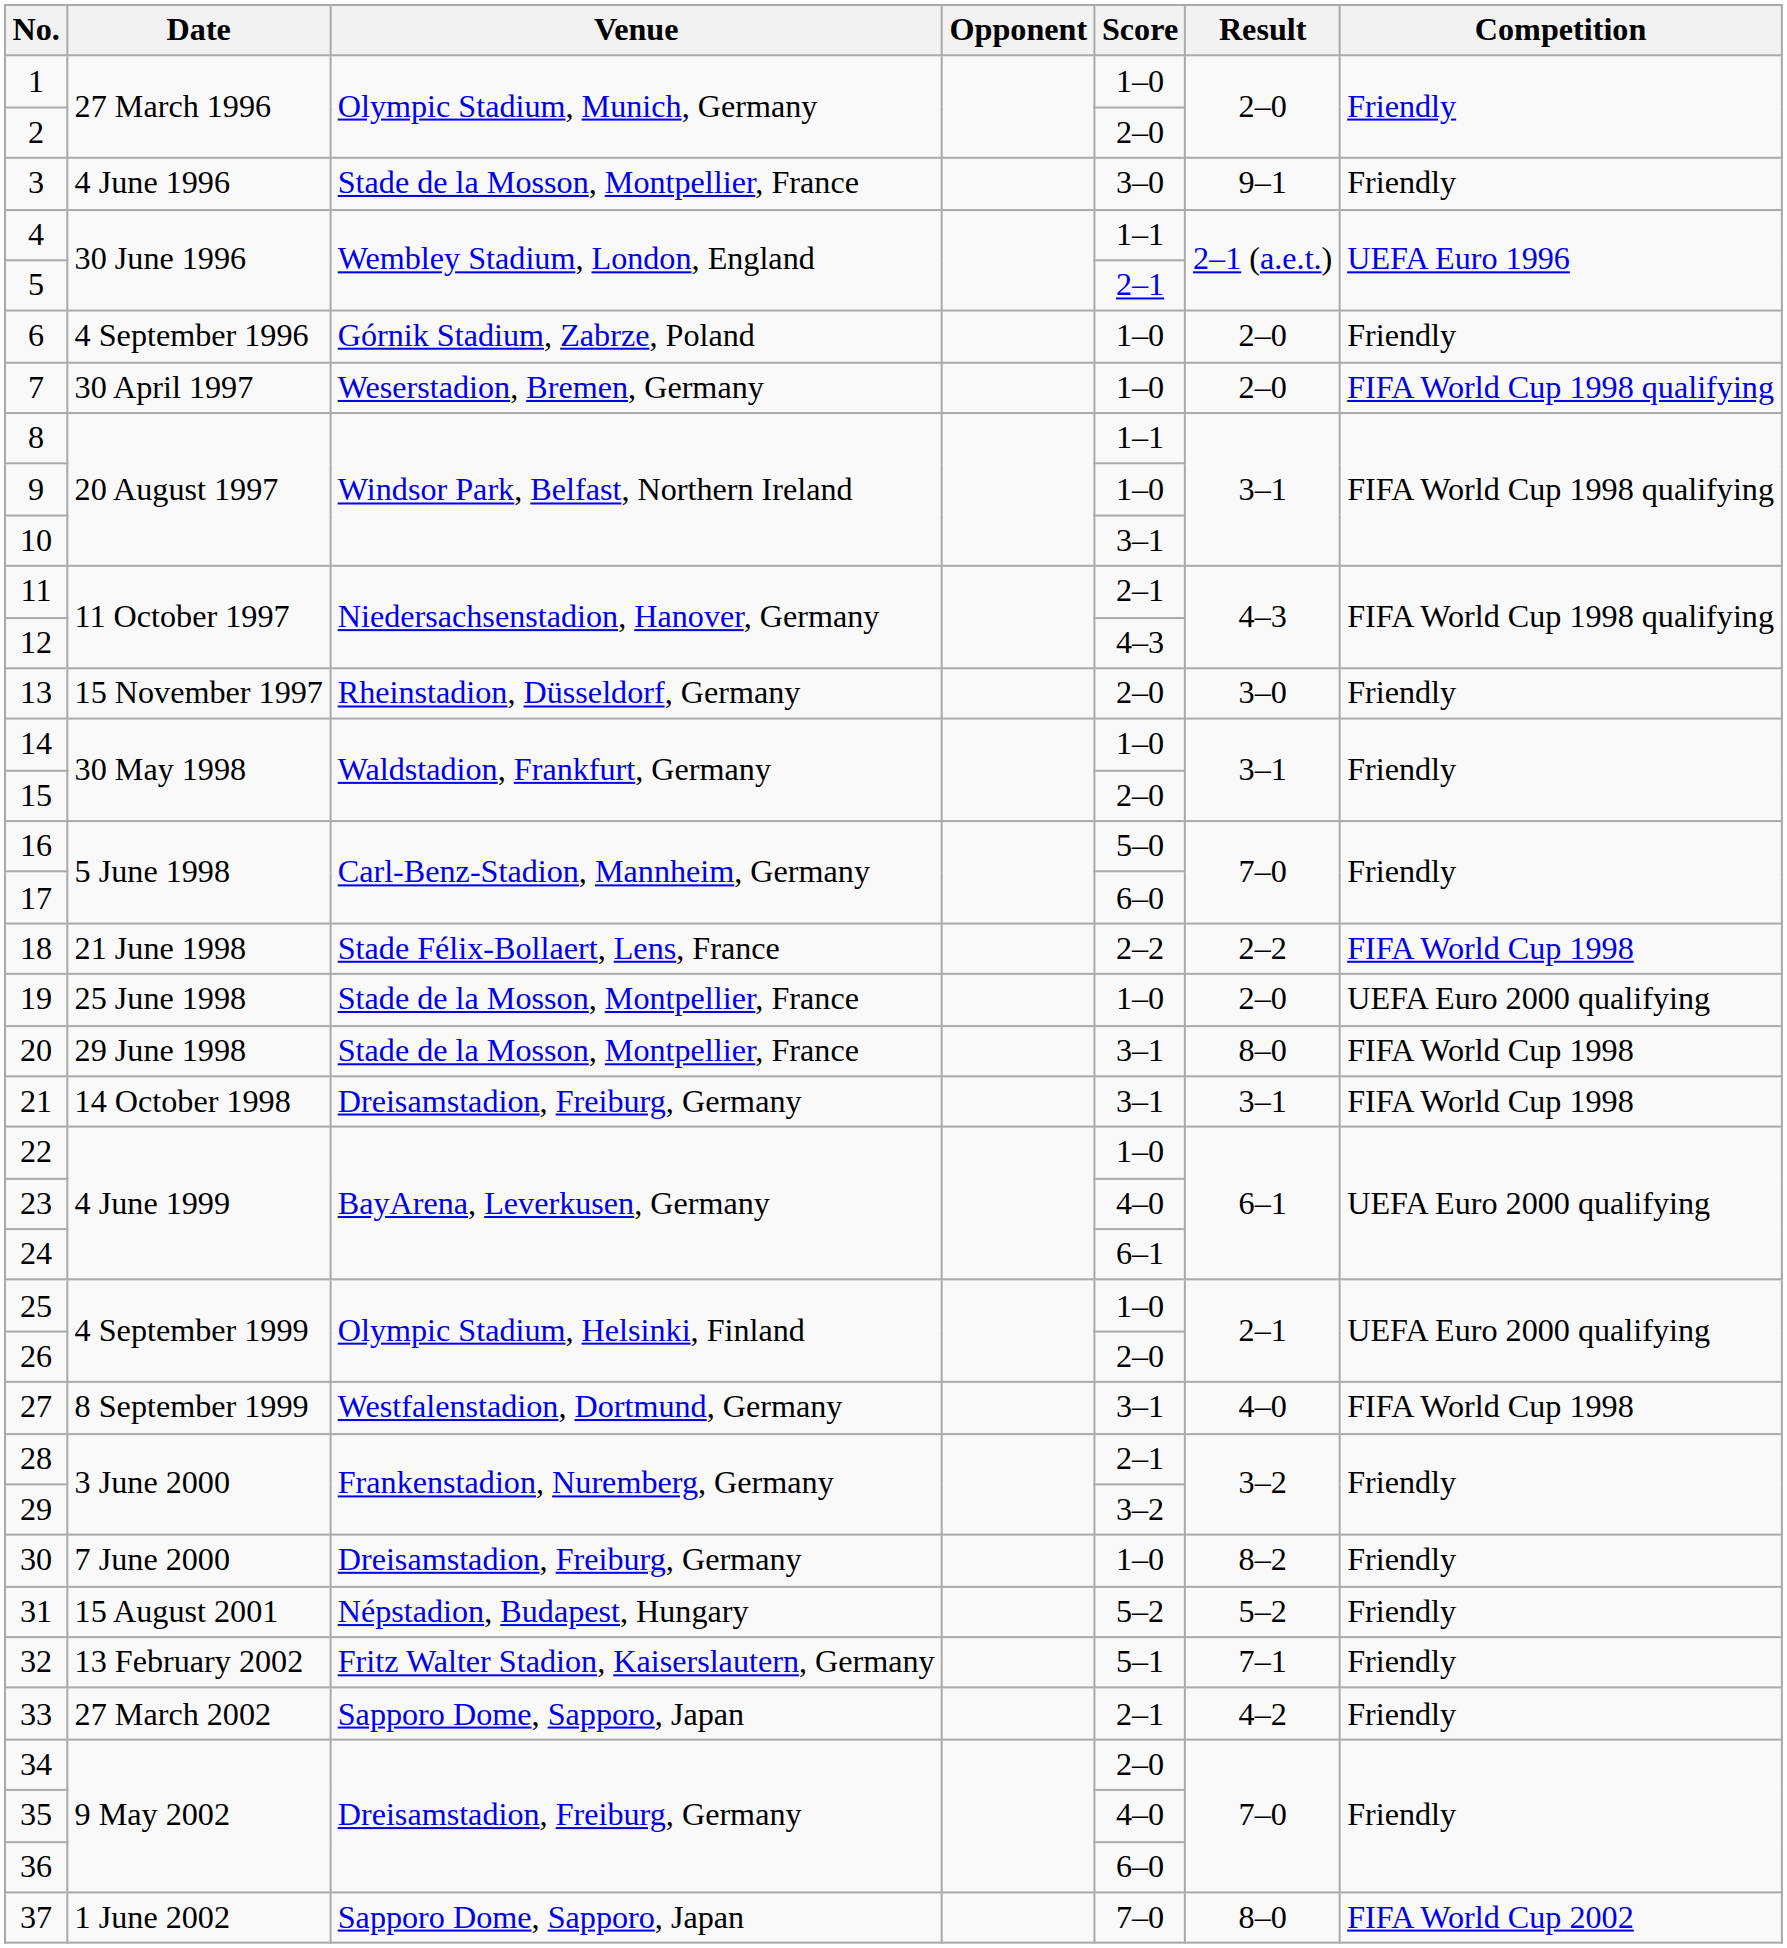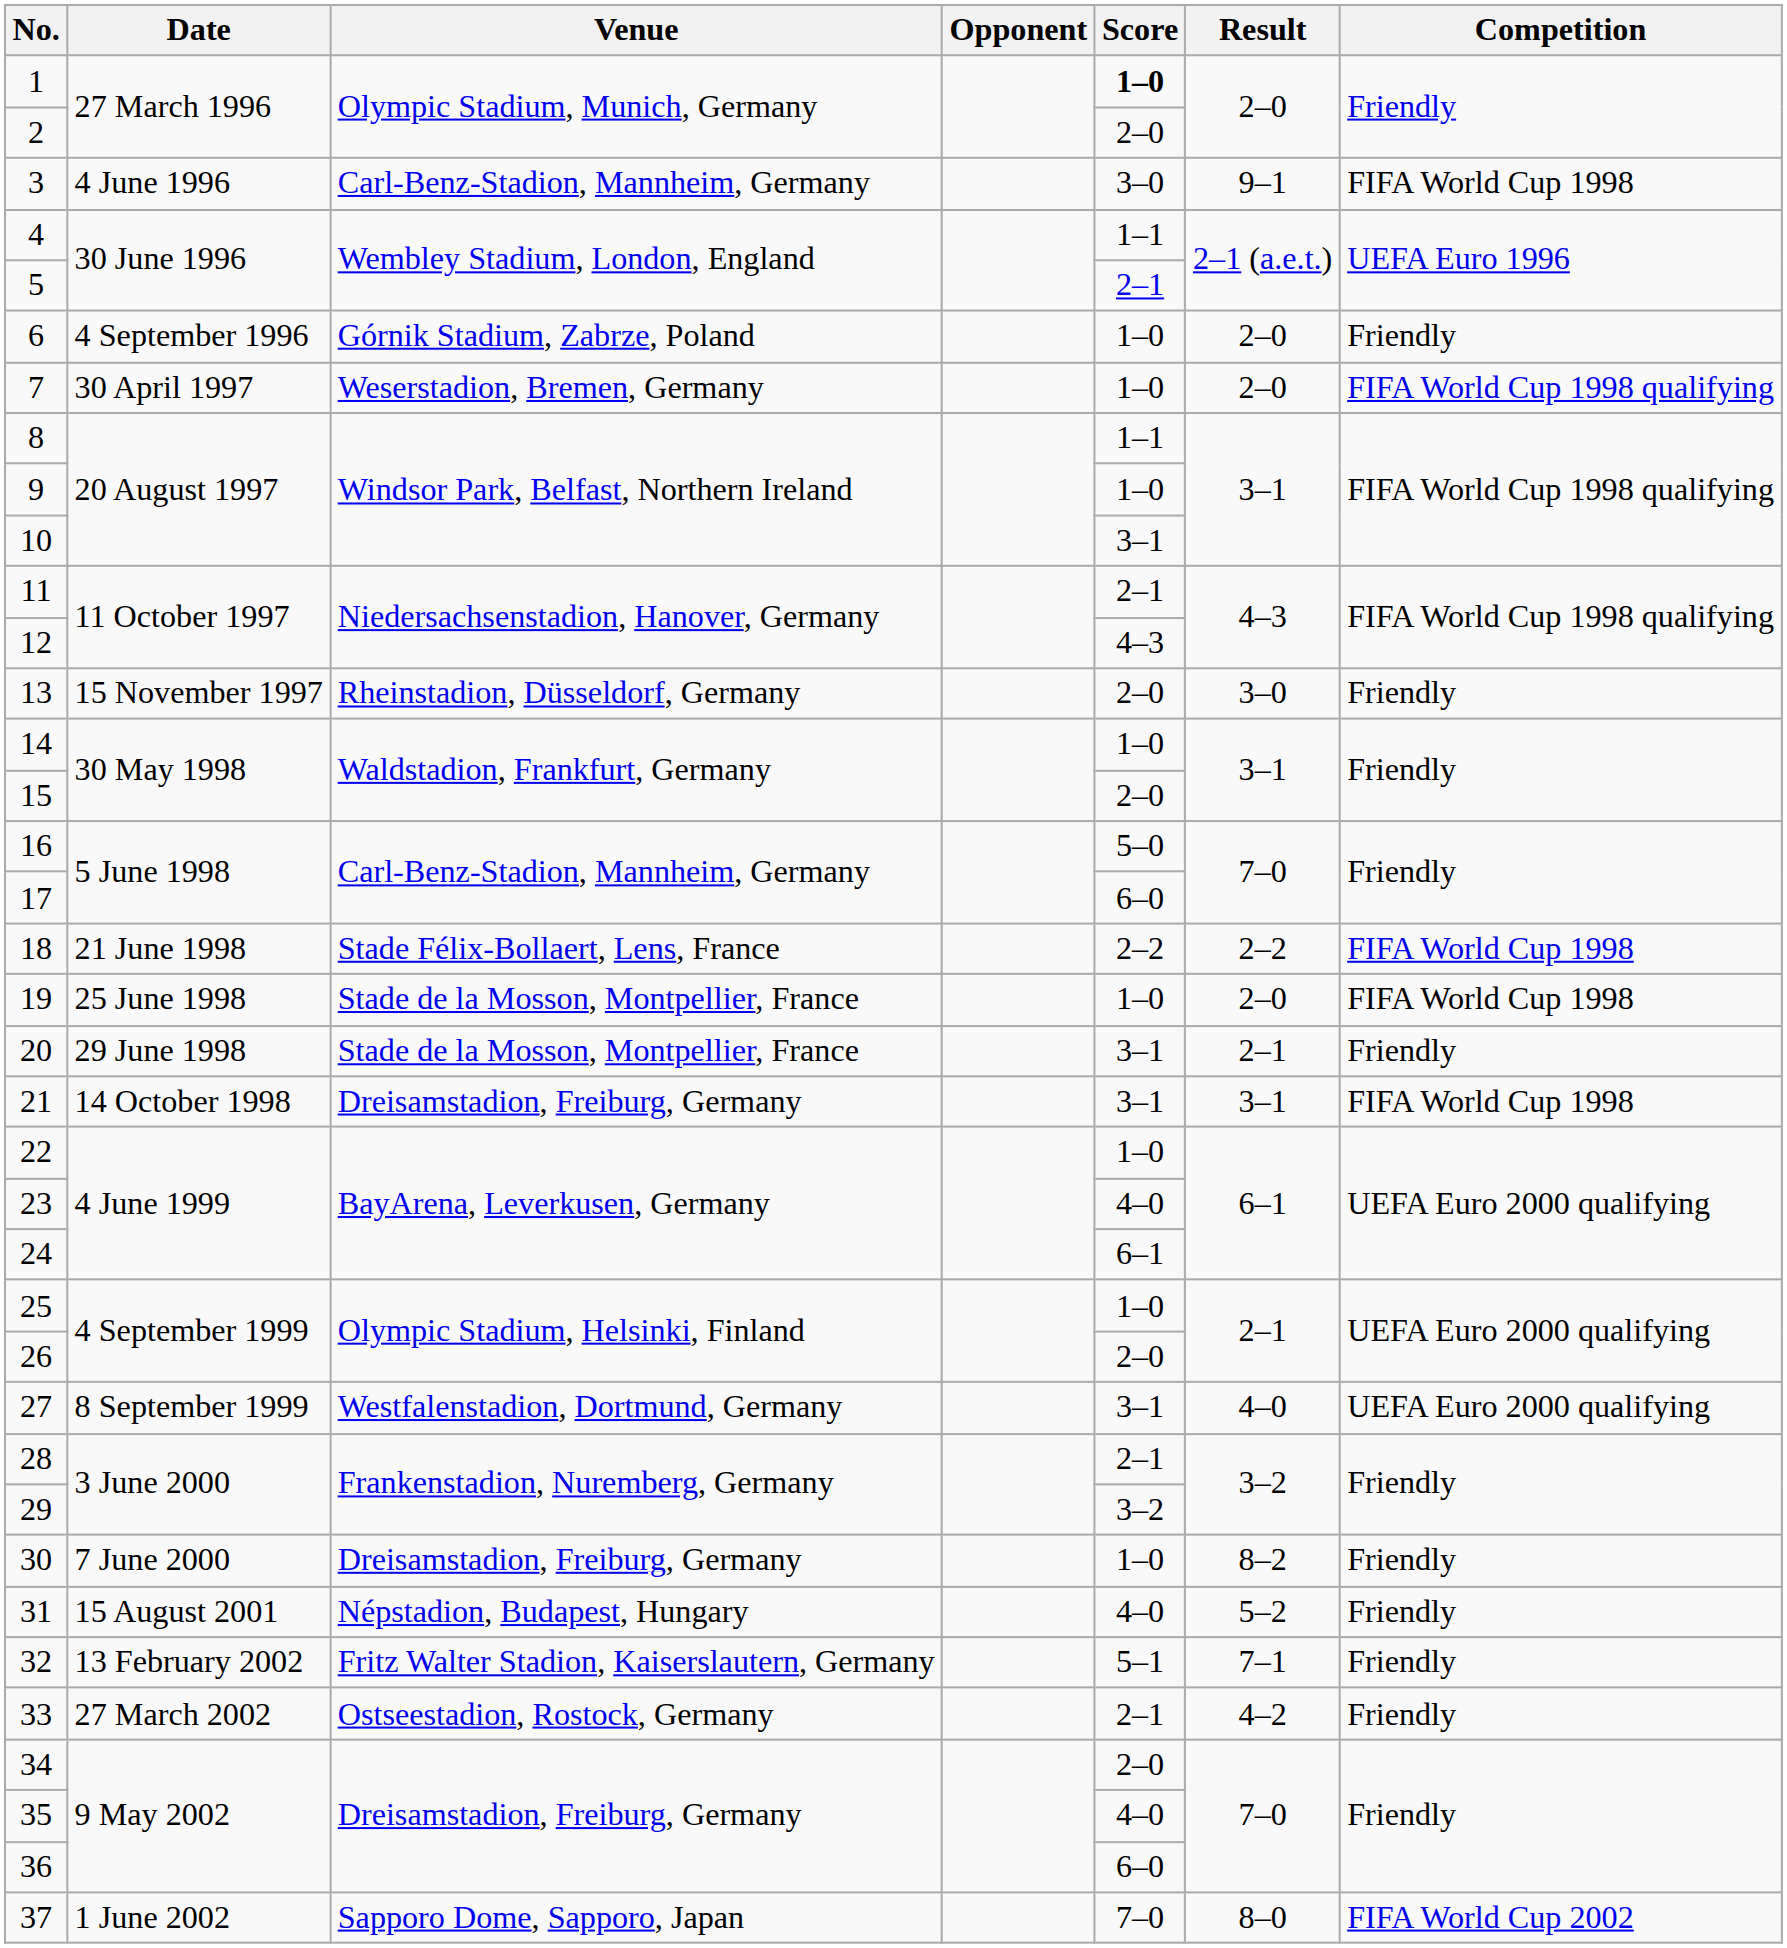(1140, 81) normal -> (1140, 81) bold
(598, 183) Stade de la Mosson, Montpellier, France -> (604, 183) Carl-Benz-Stadion, Mannheim, Germany
(1402, 183) Friendly -> (1490, 183) FIFA World Cup 1998
(1529, 999) UEFA Euro 2000 qualifying -> (1490, 999) FIFA World Cup 1998
(1263, 1050) 8–0 -> (1263, 1050) 2–1
(1490, 1050) FIFA World Cup 1998 -> (1402, 1050) Friendly
(1490, 1407) FIFA World Cup 1998 -> (1529, 1407) UEFA Euro 2000 qualifying
(1140, 1611) 5–2 -> (1140, 1611) 4–0
(541, 1713) Sapporo Dome, Sapporo, Japan -> (556, 1713) Ostseestadion, Rostock, Germany
